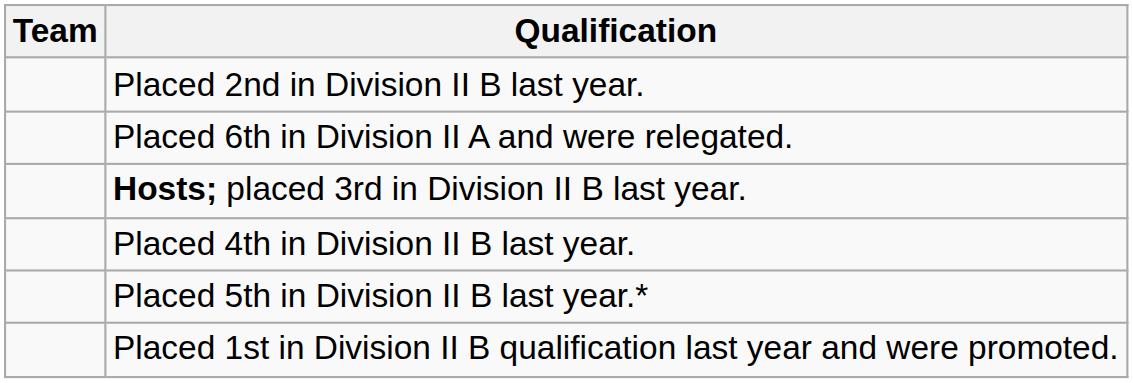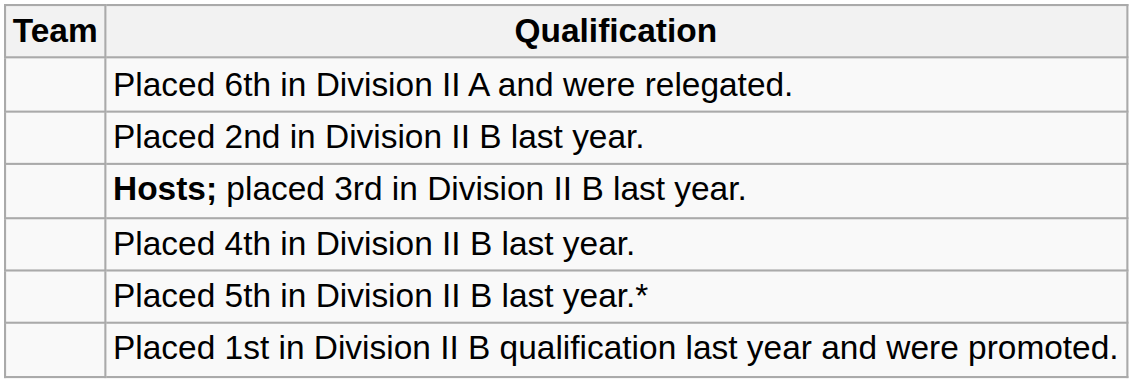rows swapped: (453, 137) <-> (379, 84)
